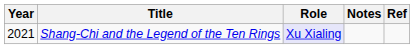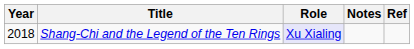(21, 33) 2021 -> (21, 33) 2018
